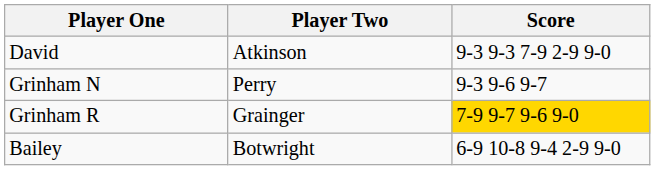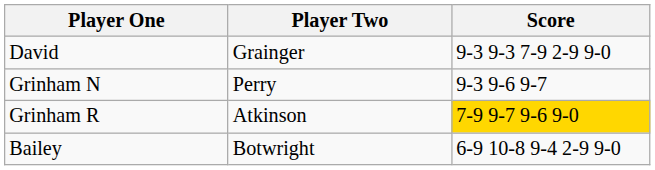(270, 52) Atkinson -> (269, 52) Grainger
(269, 116) Grainger -> (270, 116) Atkinson
